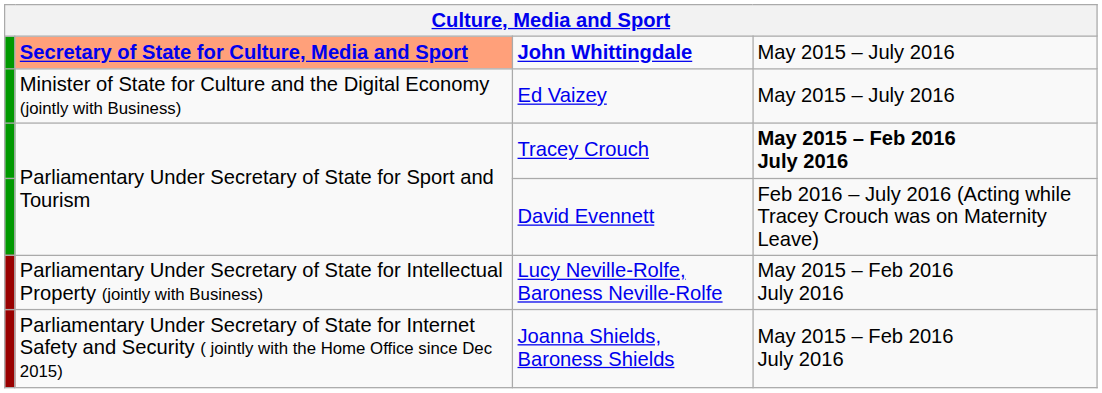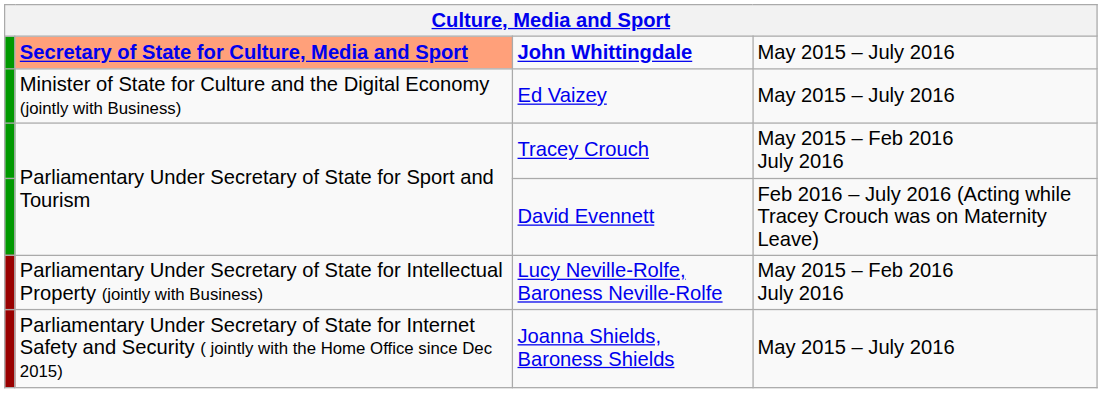(857, 150) bold -> (855, 150) normal
(855, 348) May 2015 – Feb 2016 July 2016 -> (856, 348) May 2015 – July 2016
